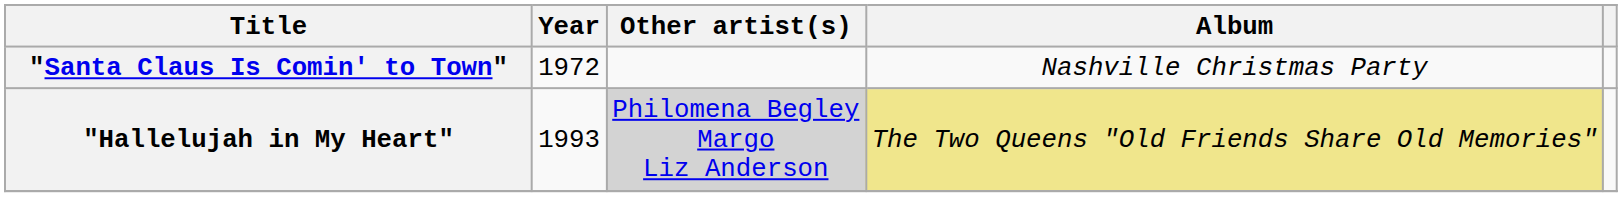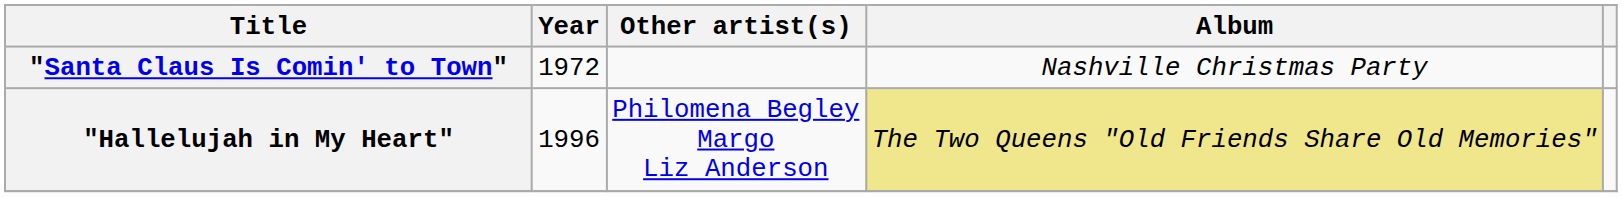(569, 140) 1993 -> (569, 140) 1996
(736, 140) lightgrey background -> (736, 140) no background
